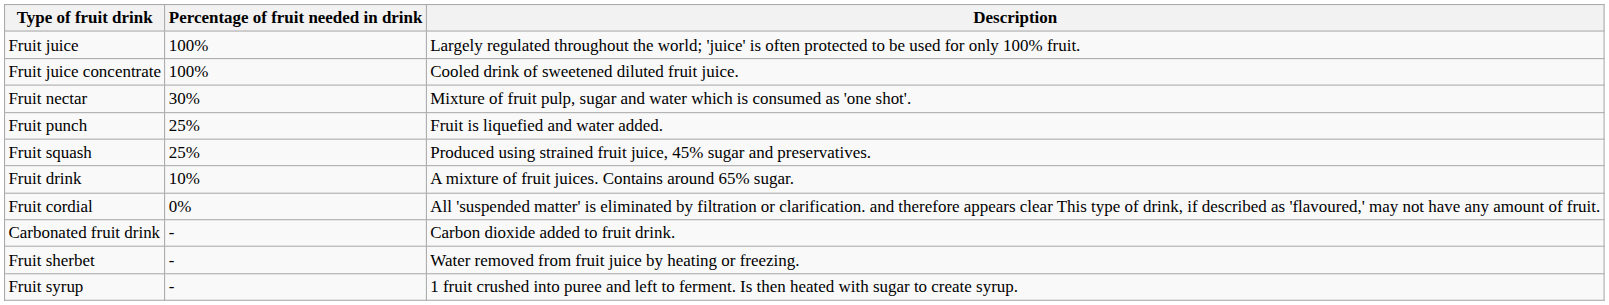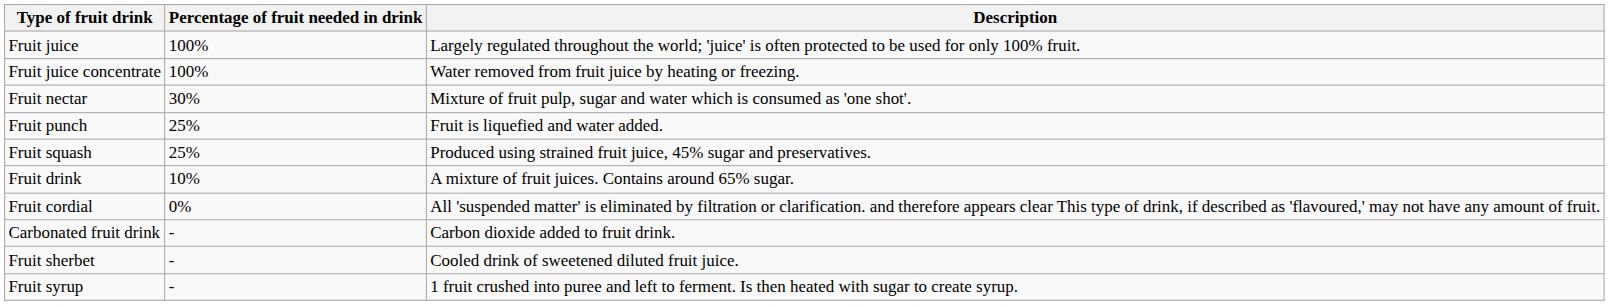(584, 71) Cooled drink of sweetened diluted fruit juice. -> (615, 71) Water removed from fruit juice by heating or freezing.
(615, 260) Water removed from fruit juice by heating or freezing. -> (584, 260) Cooled drink of sweetened diluted fruit juice.
